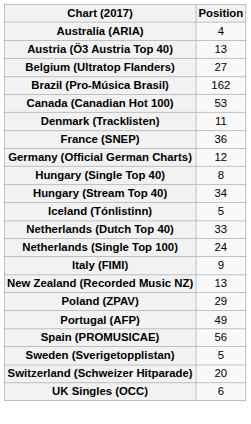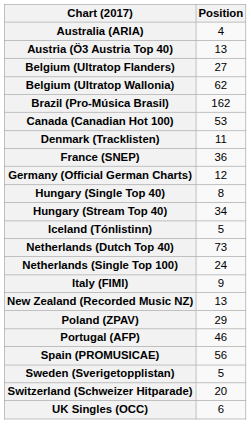+ row: (100, 85)
(221, 229) 33 -> (221, 247) 73
(221, 319) 49 -> (221, 337) 46
